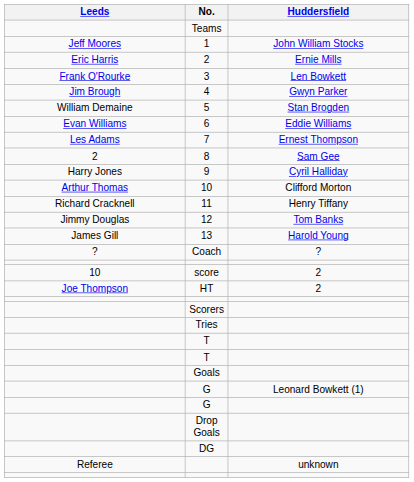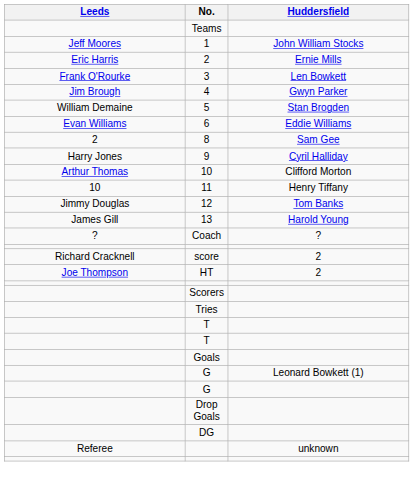- row: (207, 140)
(95, 204) Richard Cracknell -> (95, 188) 10
(95, 272) 10 -> (95, 256) Richard Cracknell
